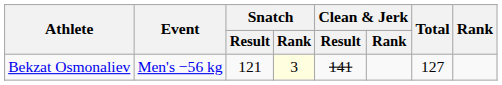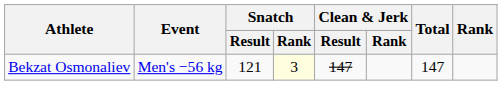(341, 67) 141 -> (341, 67) 147
(433, 67) 127 -> (433, 67) 147
